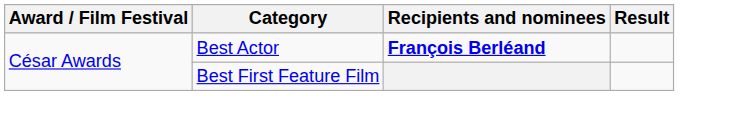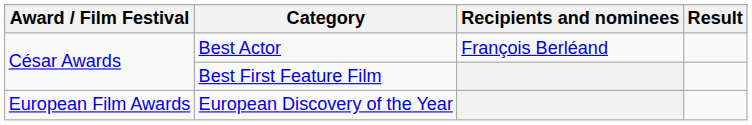(467, 47) bold -> (535, 47) normal
+ row: (326, 104)
